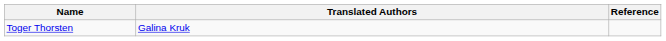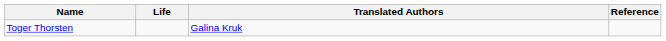+ column: (162, 12)
